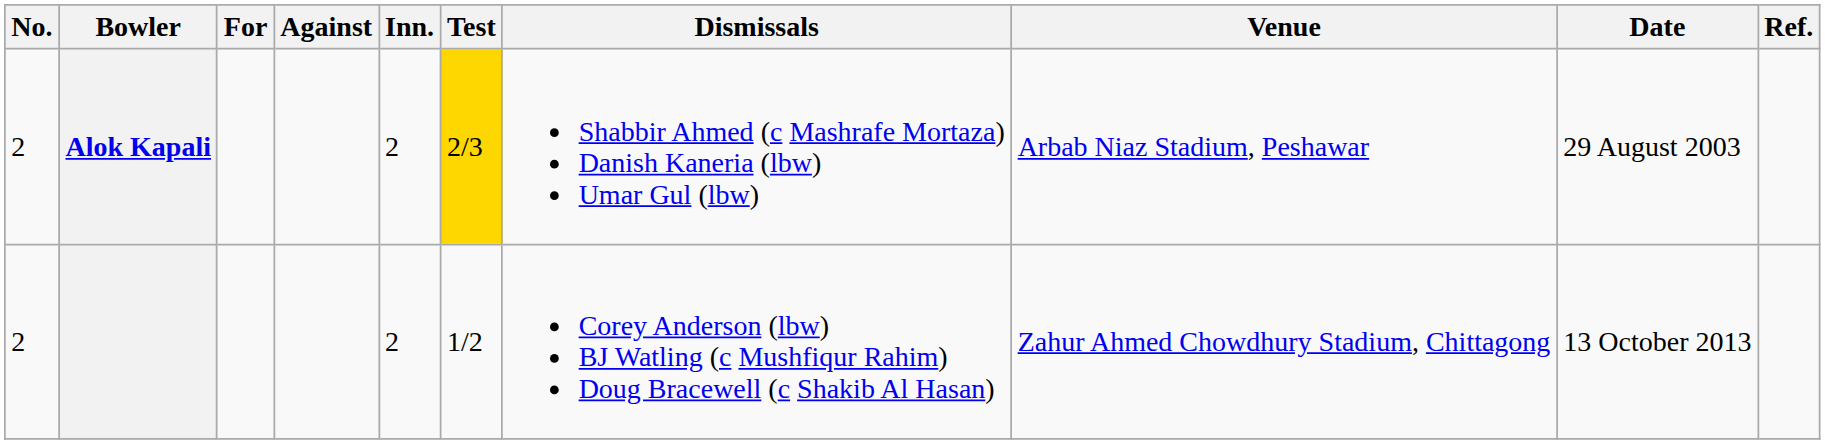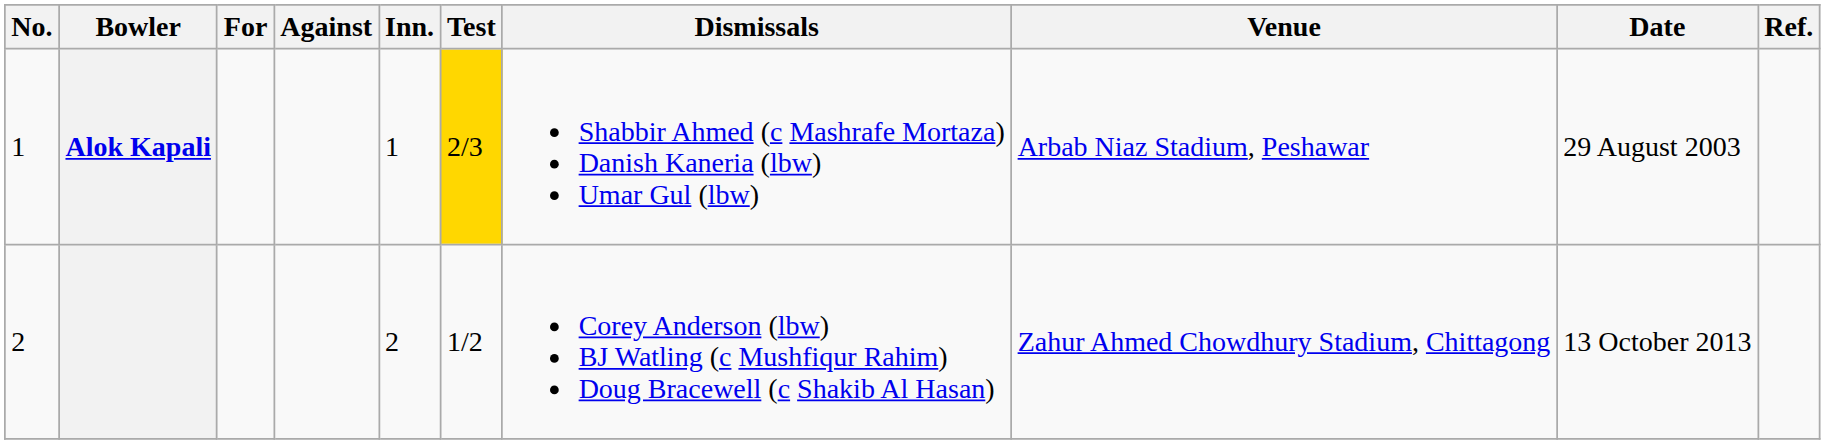(18, 146) 2 -> (18, 146) 1
(392, 146) 2 -> (392, 146) 1
